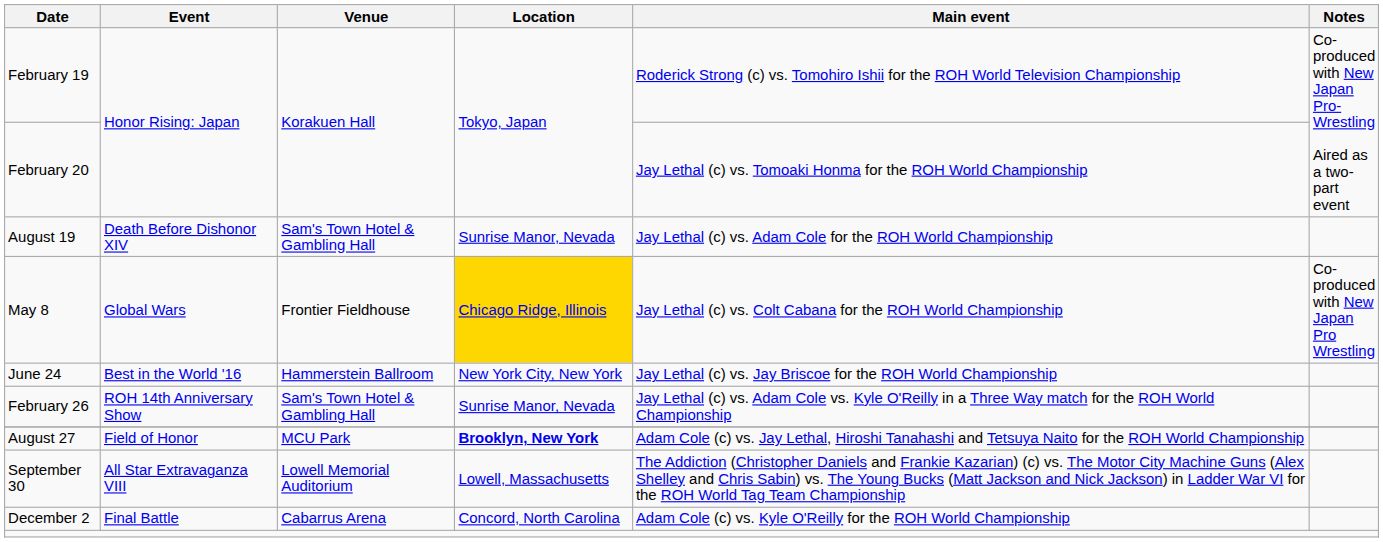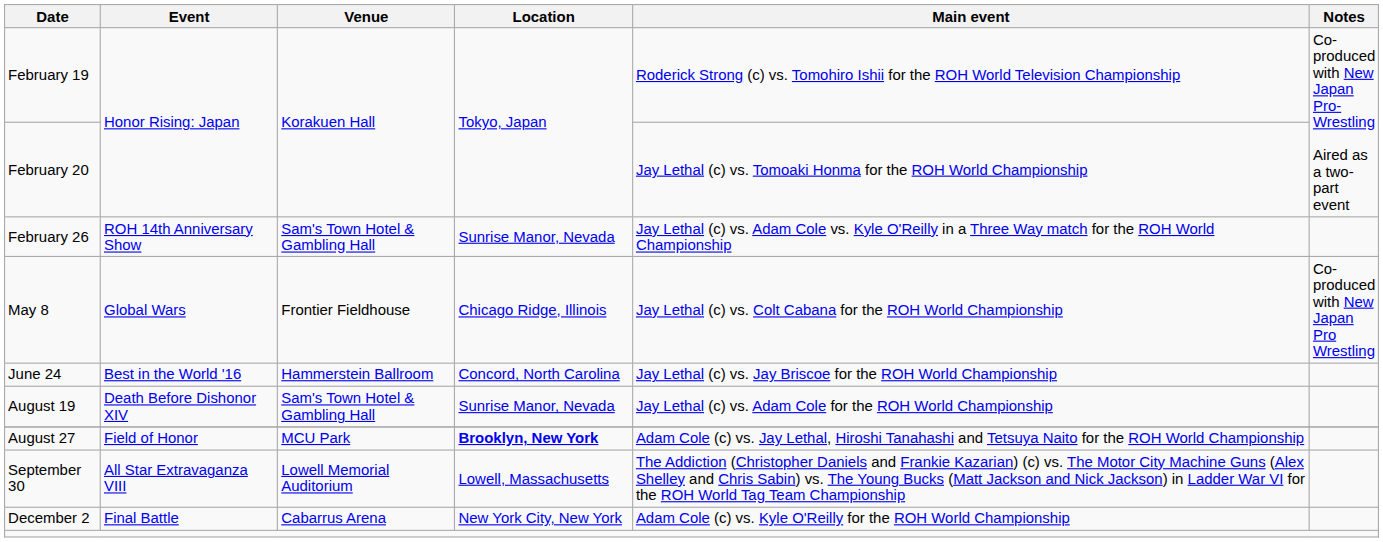rows swapped: (48, 406) <-> (42, 236)
(532, 309) gold background -> (532, 309) no background
(540, 374) New York City, New York -> (539, 374) Concord, North Carolina
(539, 518) Concord, North Carolina -> (540, 518) New York City, New York
